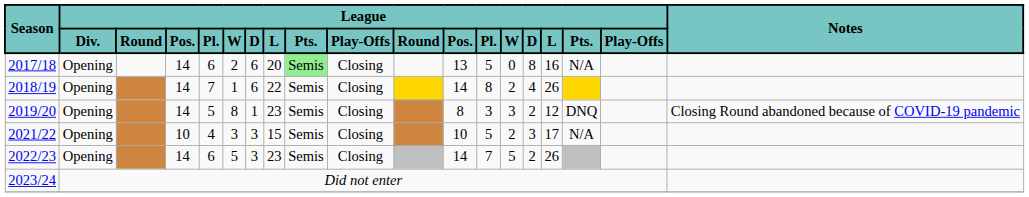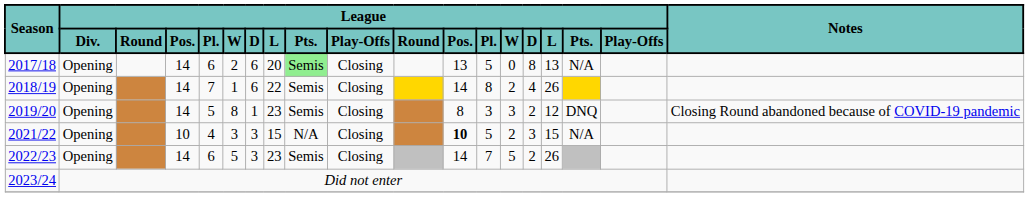(552, 64) 16 -> (552, 64) 13
(306, 134) Semis -> (306, 134) N/A
(460, 134) normal -> (460, 134) bold
(552, 134) 17 -> (552, 134) 15
